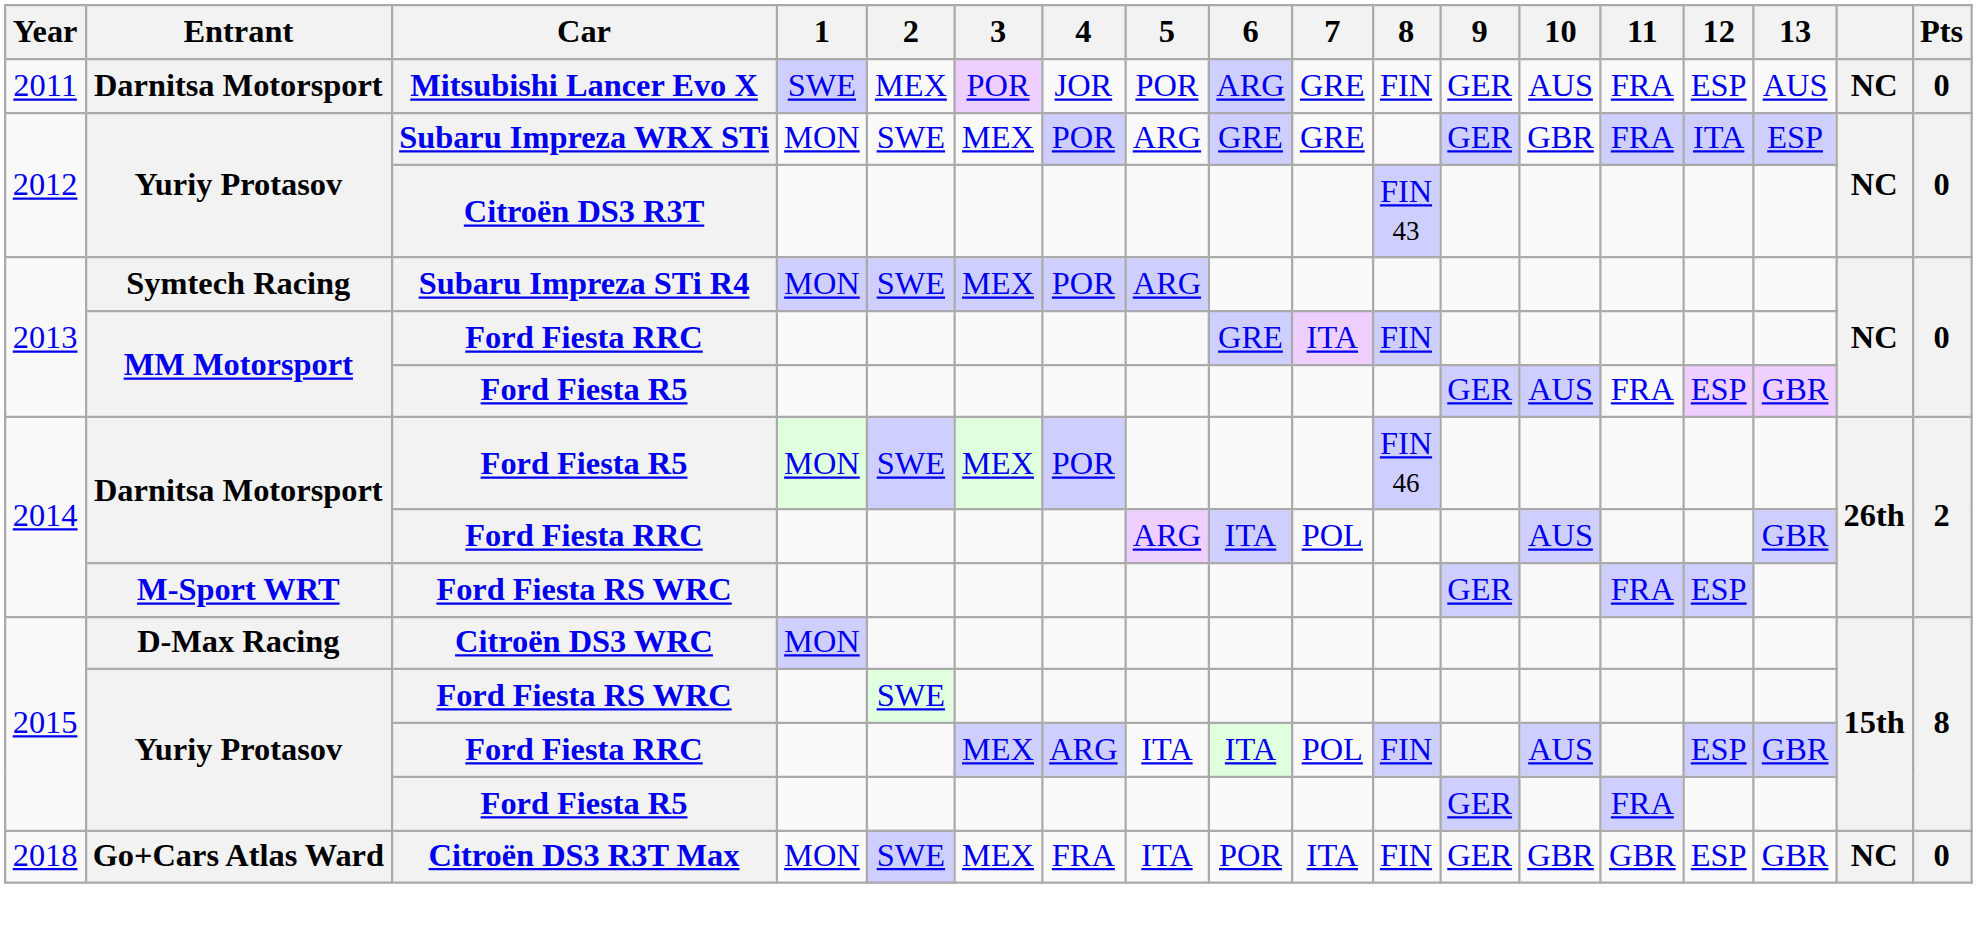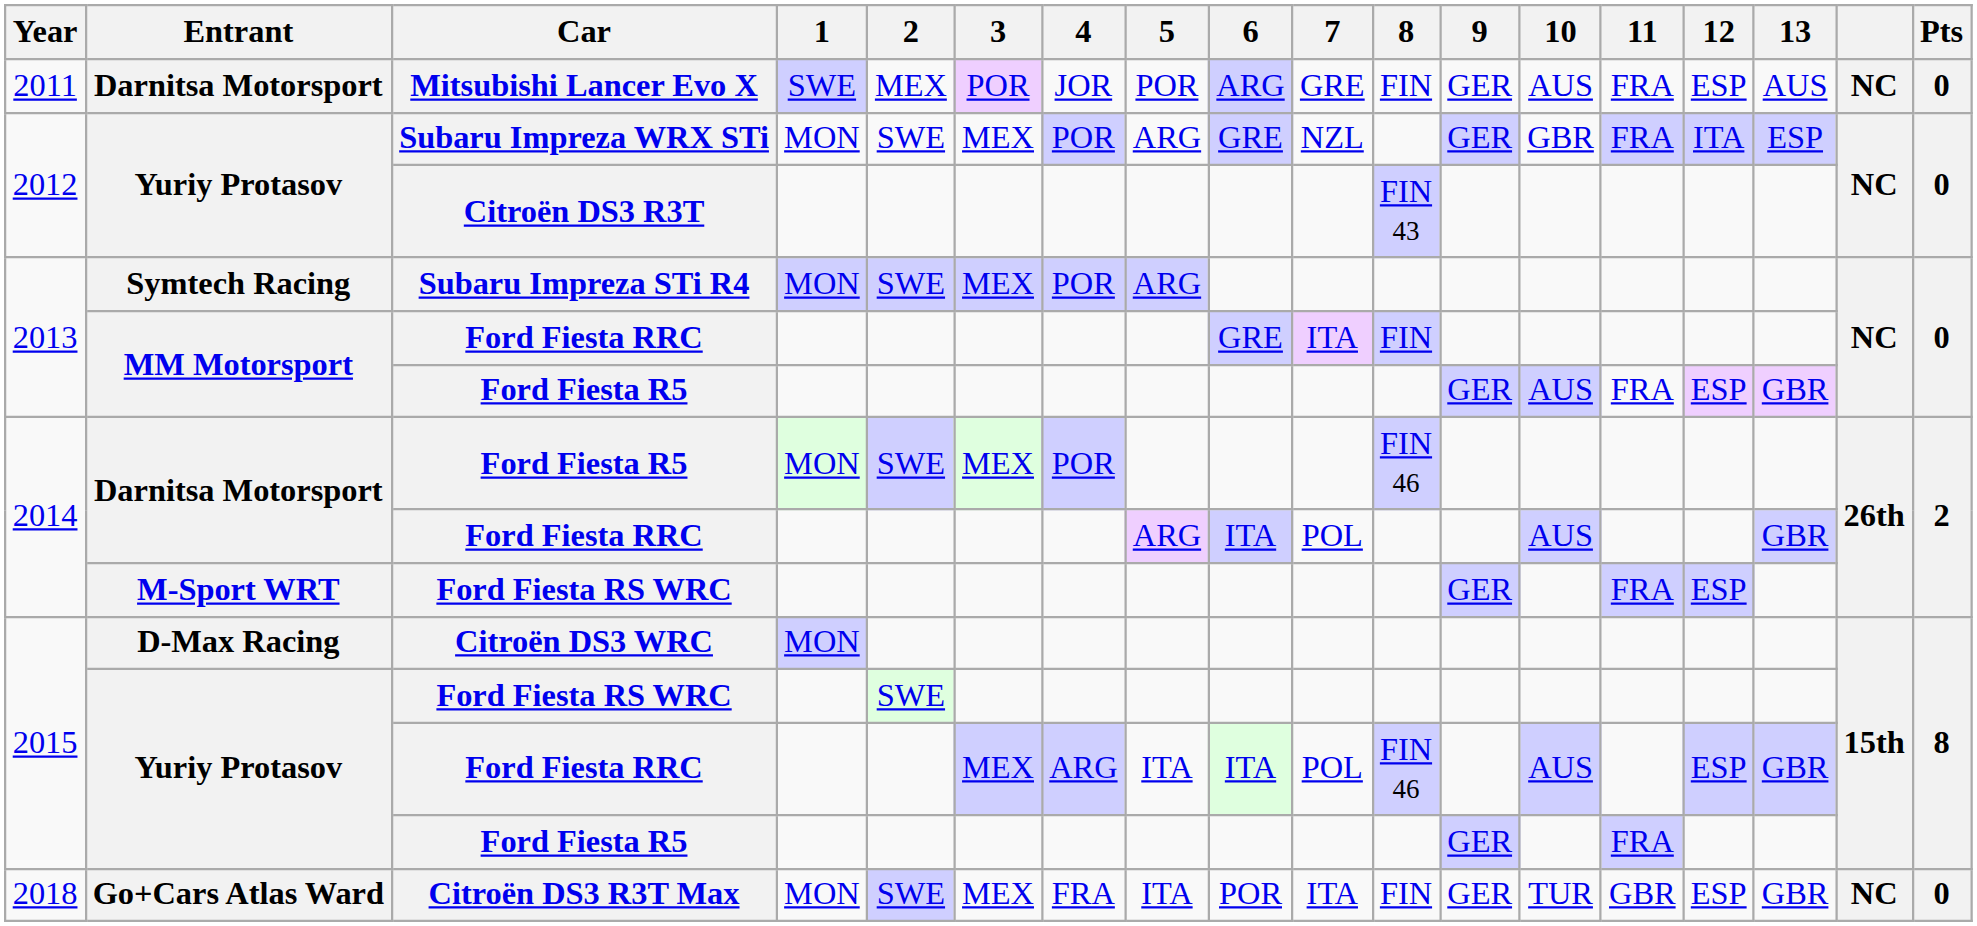(1332, 138) GRE -> (1332, 138) NZL
(1406, 749) FIN -> (1406, 768) FIN 46
(1561, 856) GBR -> (1561, 894) TUR
